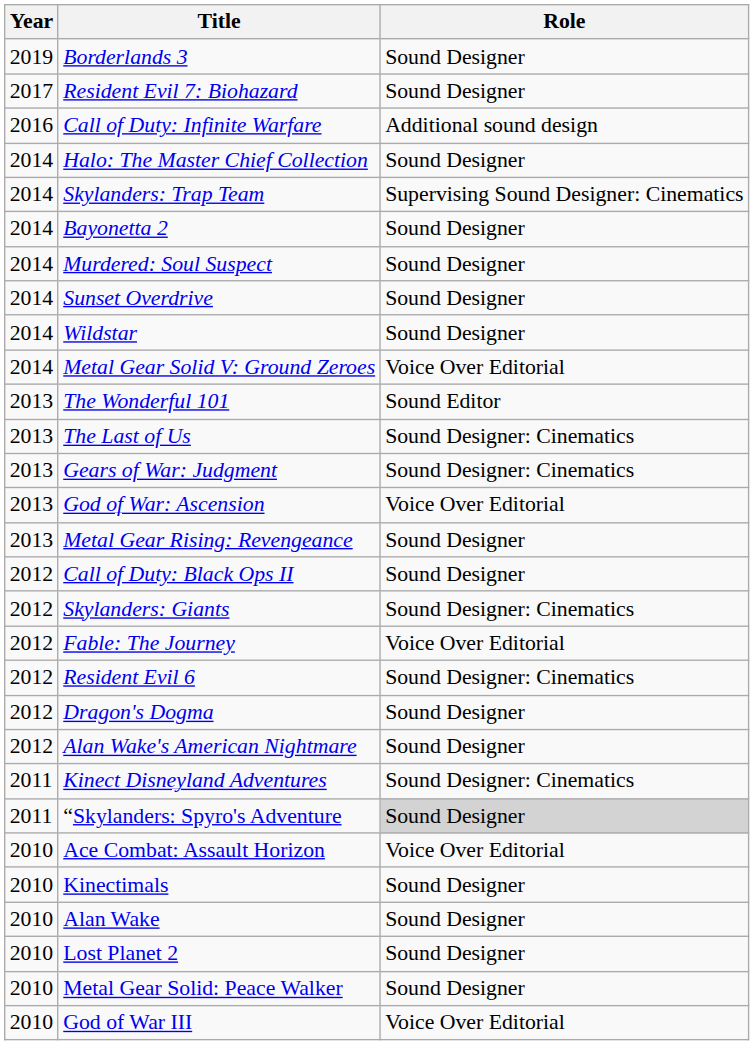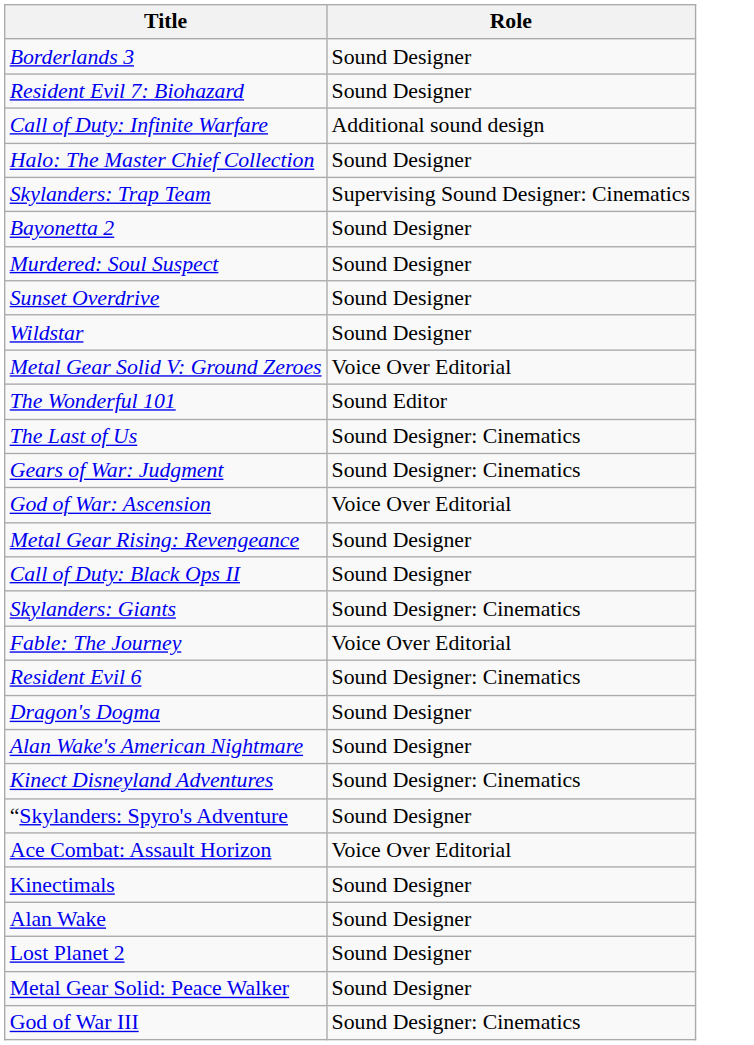- column: (31, 21)
(455, 815) lightgrey background -> (401, 815) no background
(475, 1022) Voice Over Editorial -> (456, 1022) Sound Designer: Cinematics
